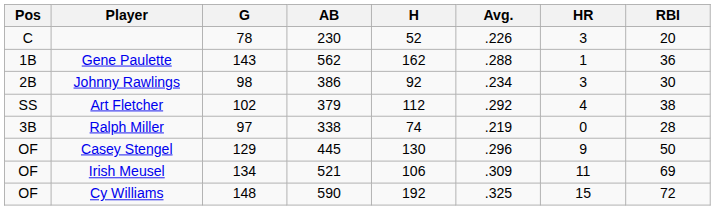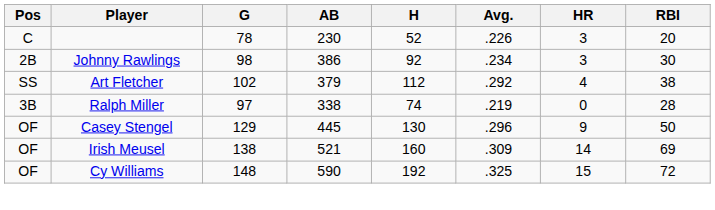- row: (127, 60)
(244, 171) 134 -> (244, 149) 138
(414, 171) 106 -> (414, 149) 160
(583, 171) 11 -> (583, 149) 14
